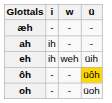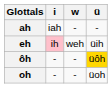- row: (25, 28)
(52, 43) ih -> (55, 28) iah
(52, 59) no background -> (55, 43) pink background
